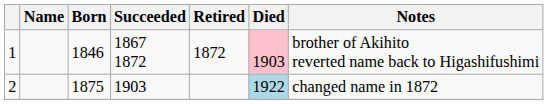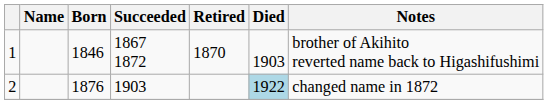(209, 52) 1872 -> (209, 52) 1870
(269, 61) pink background -> (269, 61) no background
(88, 86) 1875 -> (88, 86) 1876
